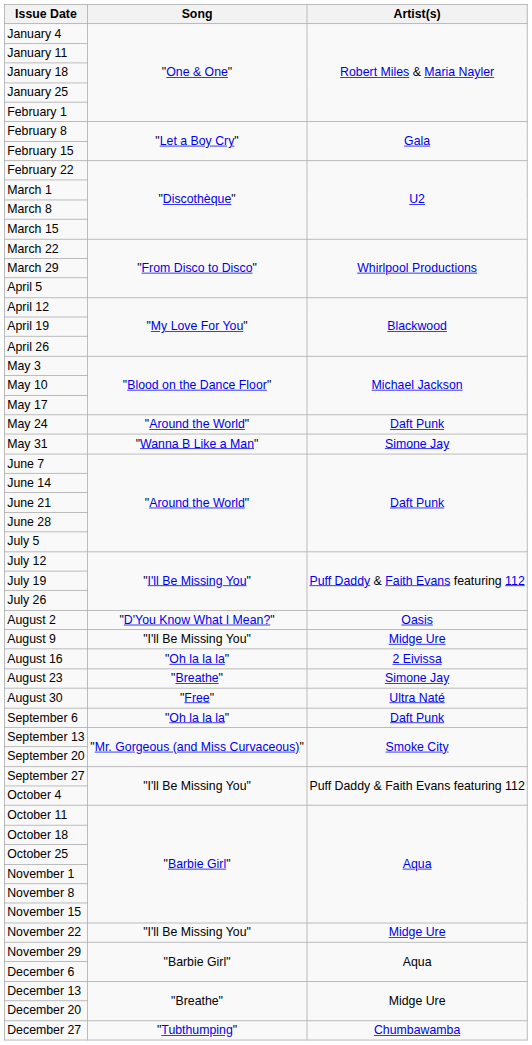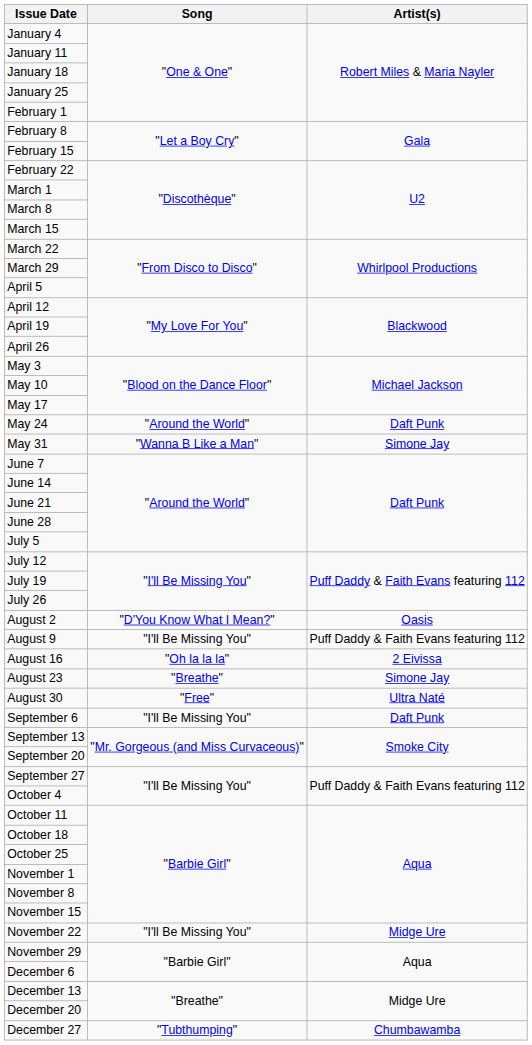(417, 639) Midge Ure -> (417, 639) Puff Daddy & Faith Evans featuring 112
(197, 717) "Oh la la la" -> (197, 717) "I'll Be Missing You"
